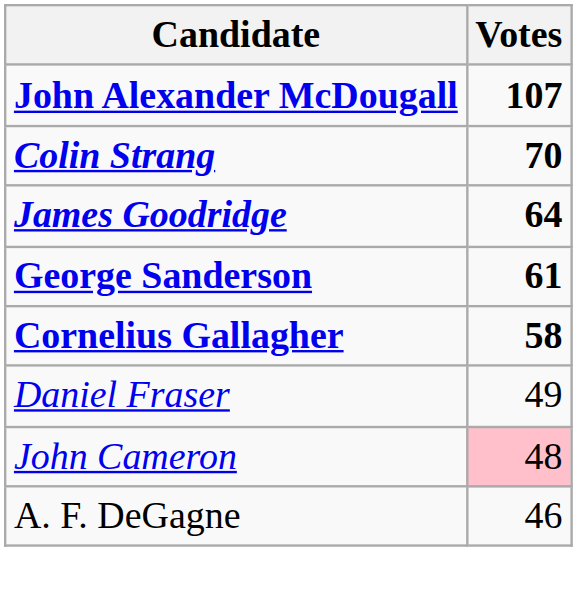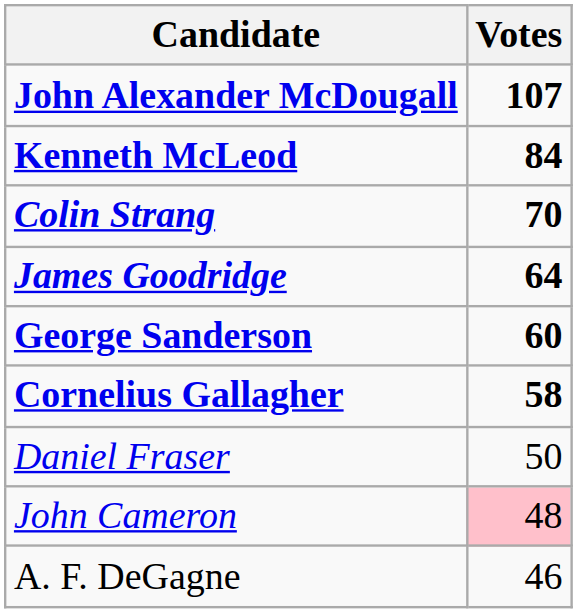+ row: (156, 154)
(543, 275) 61 -> (543, 335) 60
(543, 395) 49 -> (543, 455) 50
